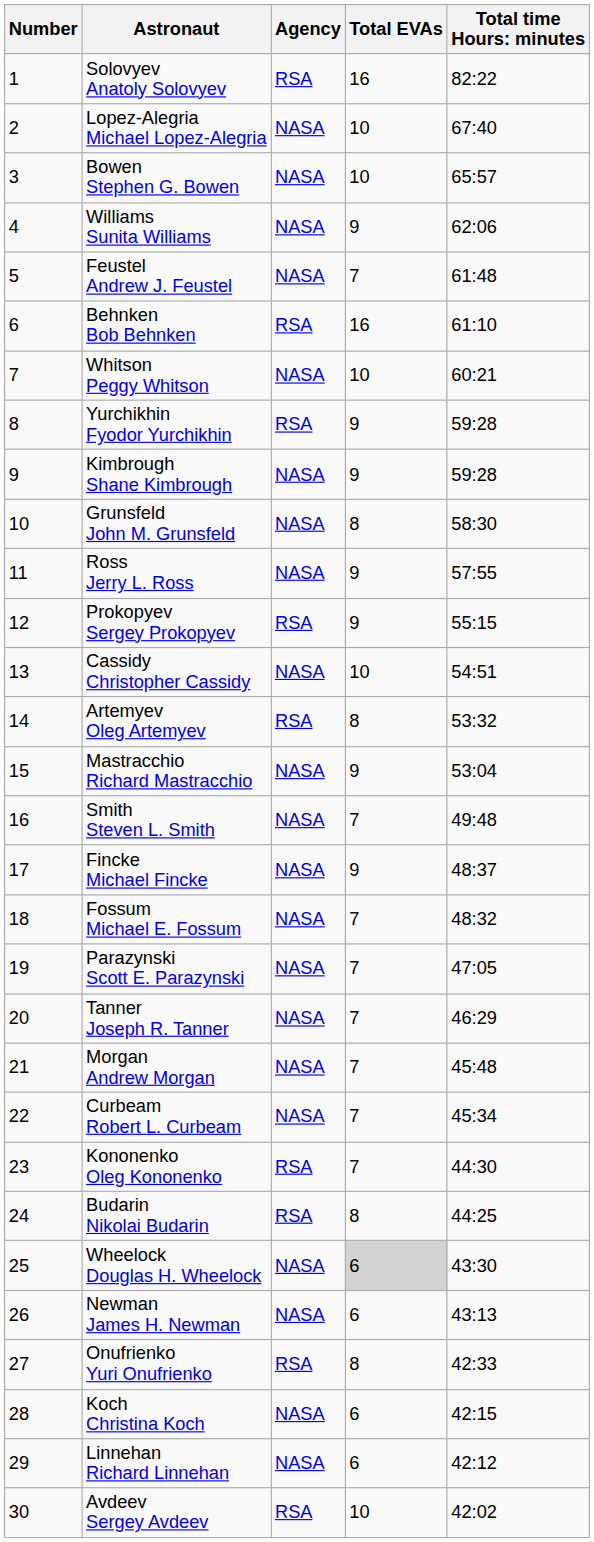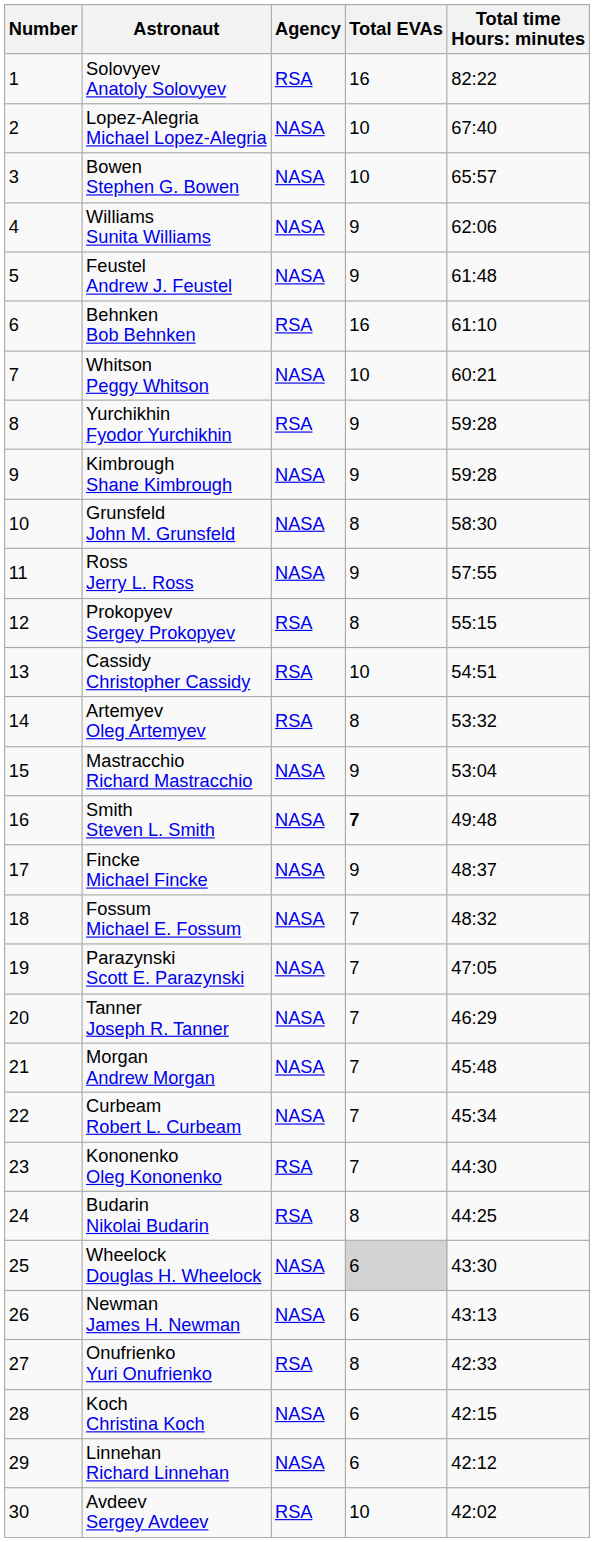(354, 276) 7 -> (354, 276) 9
(354, 622) 9 -> (354, 622) 8
(300, 672) NASA -> (294, 672) RSA
(354, 820) normal -> (354, 820) bold
